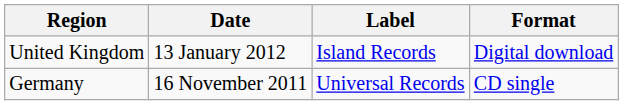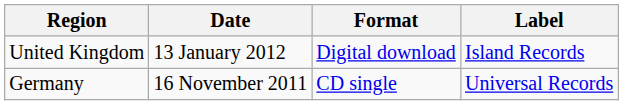columns swapped: (390, 20) <-> (544, 20)
